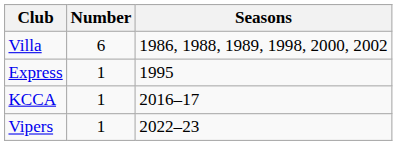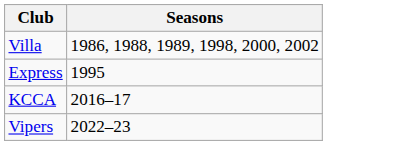- column: (101, 18)
